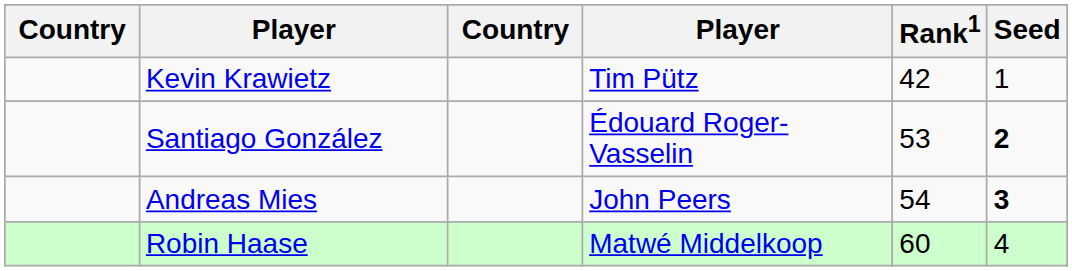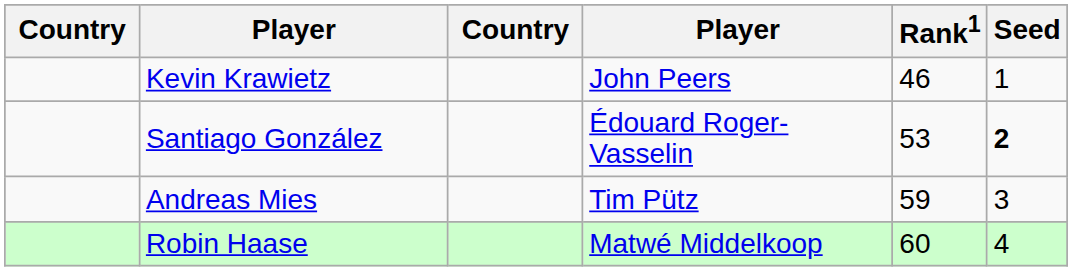(644, 78) Tim Pütz -> (660, 78) John Peers
(915, 78) 42 -> (915, 78) 46
(660, 198) John Peers -> (644, 198) Tim Pütz
(915, 198) 54 -> (915, 198) 59
(1002, 198) bold -> (1002, 198) normal
